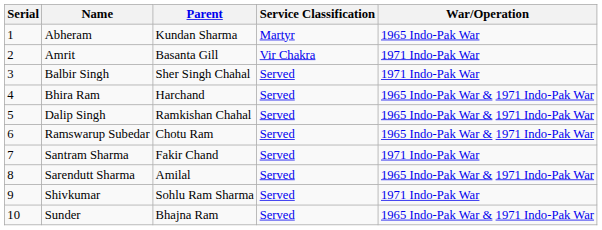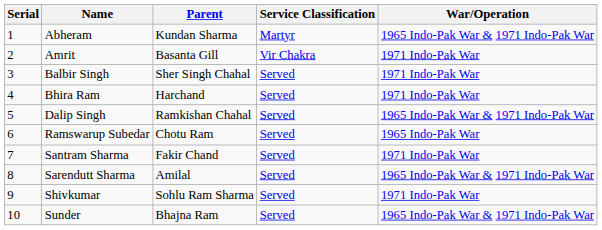(430, 34) 1965 Indo-Pak War -> (488, 34) 1965 Indo-Pak War & 1971 Indo-Pak War
(488, 94) 1965 Indo-Pak War & 1971 Indo-Pak War -> (430, 94) 1971 Indo-Pak War
(488, 134) 1965 Indo-Pak War & 1971 Indo-Pak War -> (430, 134) 1965 Indo-Pak War
